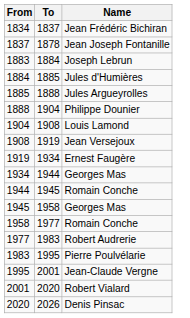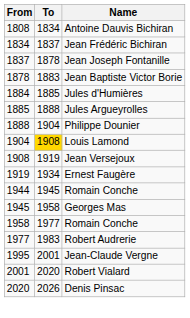+ row: (18, 28)
+ row: (18, 77)
- row: (18, 61)
(48, 126) no background -> (48, 142) gold background
- row: (18, 175)
- row: (18, 256)
